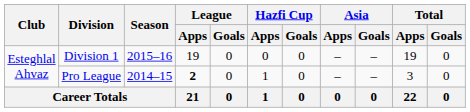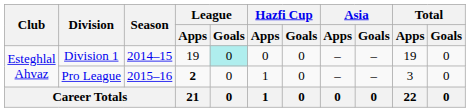(150, 55) 2015–16 -> (150, 55) 2014–15
(229, 55) no background -> (229, 55) paleturquoise background
(150, 76) 2014–15 -> (150, 76) 2015–16
